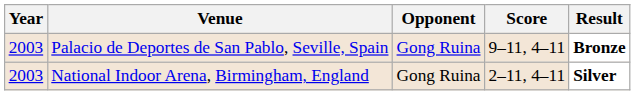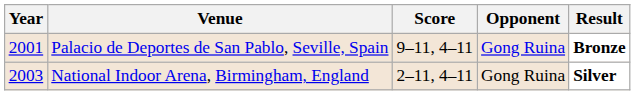columns swapped: (439, 19) <-> (527, 19)
(26, 47) 2003 -> (26, 47) 2001
